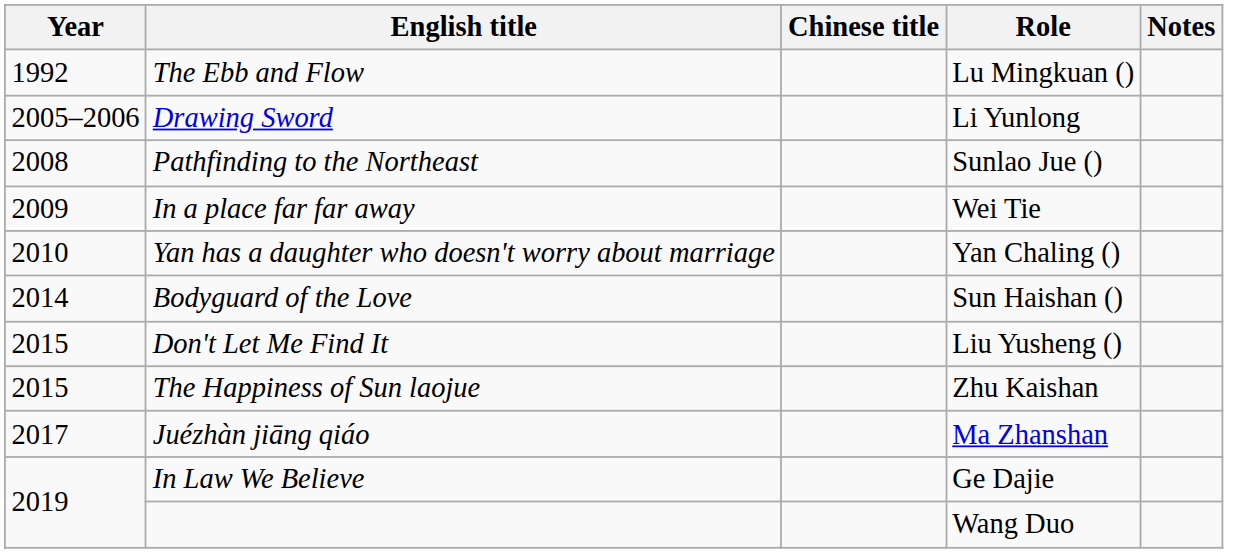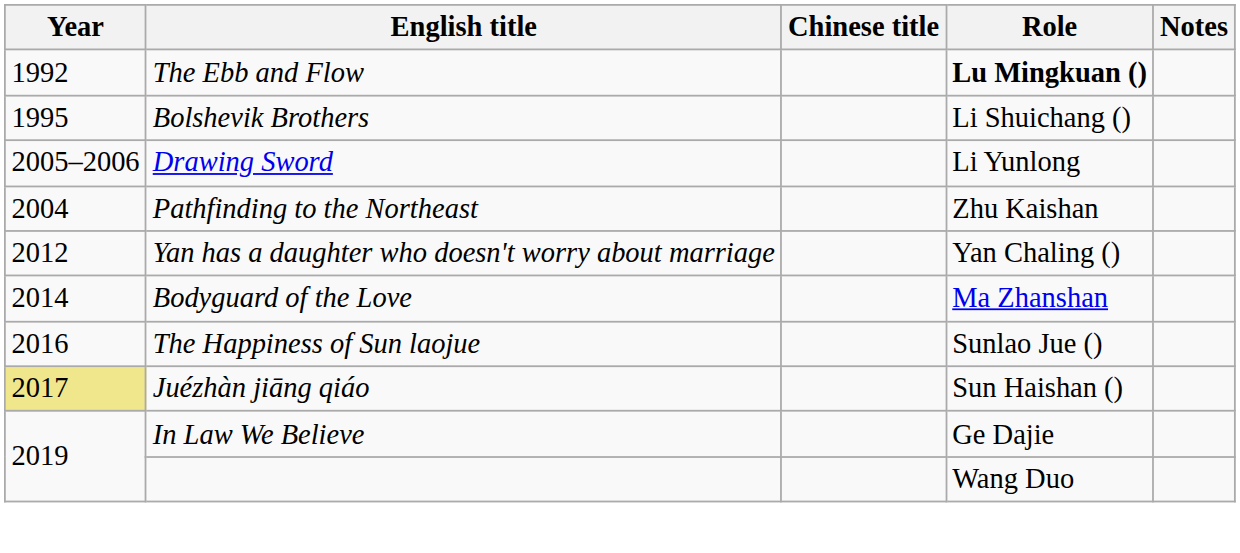(1043, 72) normal -> (1050, 72) bold
+ row: (261, 117)
(40, 162) 2008 -> (40, 207) 2004
(1027, 162) Sunlao Jue () -> (1025, 207) Zhu Kaishan
- row: (284, 207)
(40, 252) 2010 -> (40, 252) 2012
(1038, 298) Sun Haishan () -> (1030, 298) Ma Zhanshan
- row: (270, 343)
(40, 388) 2015 -> (40, 343) 2016
(1025, 388) Zhu Kaishan -> (1027, 343) Sunlao Jue ()
(40, 433) no background -> (40, 388) khaki background
(1030, 433) Ma Zhanshan -> (1038, 388) Sun Haishan ()
